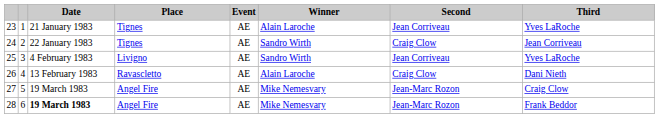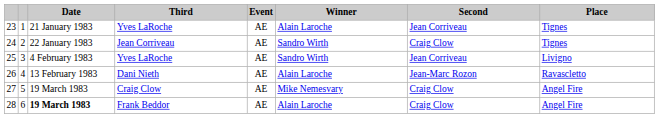columns swapped: (172, 12) <-> (588, 12)
(414, 74) Craig Clow -> (443, 74) Jean-Marc Rozon
(426, 89) Jean-Marc Rozon -> (432, 89) Craig Clow
(293, 105) Mike Nemesvary -> (305, 105) Alain Laroche
(426, 105) Jean-Marc Rozon -> (432, 105) Craig Clow
